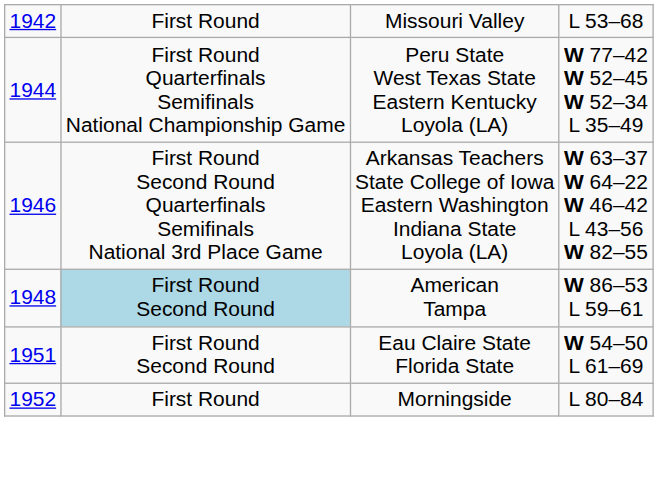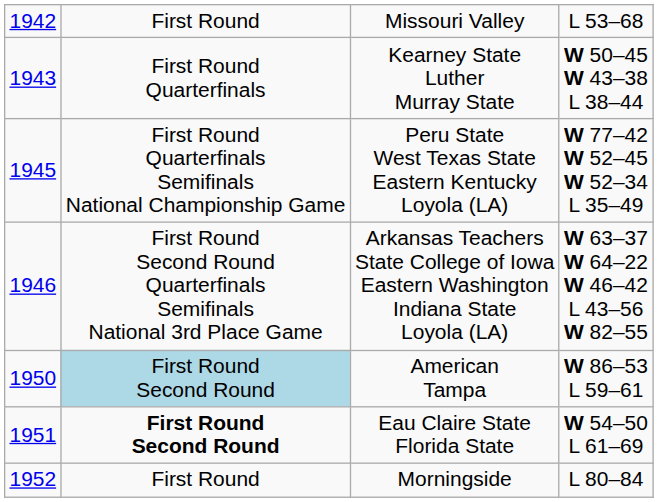+ row: (455, 77)
(33, 89) 1944 -> (33, 170) 1945
(33, 297) 1948 -> (33, 378) 1950
(206, 354) normal -> (206, 434) bold
